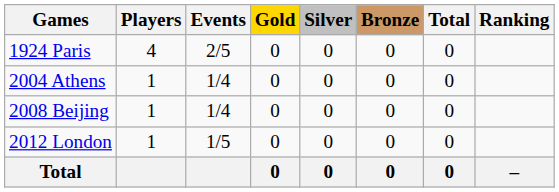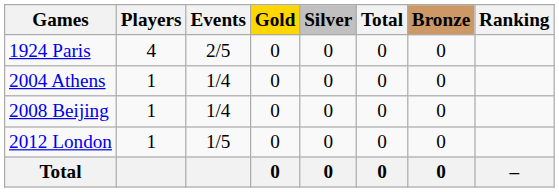columns swapped: (390, 19) <-> (449, 19)
